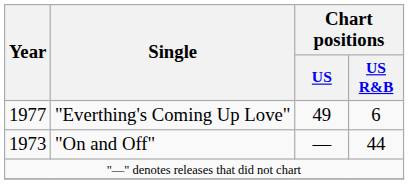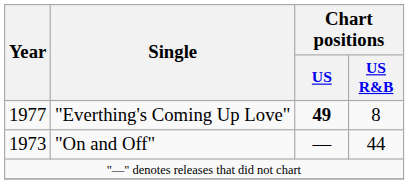(322, 114) normal -> (322, 114) bold
(376, 114) 6 -> (376, 114) 8
